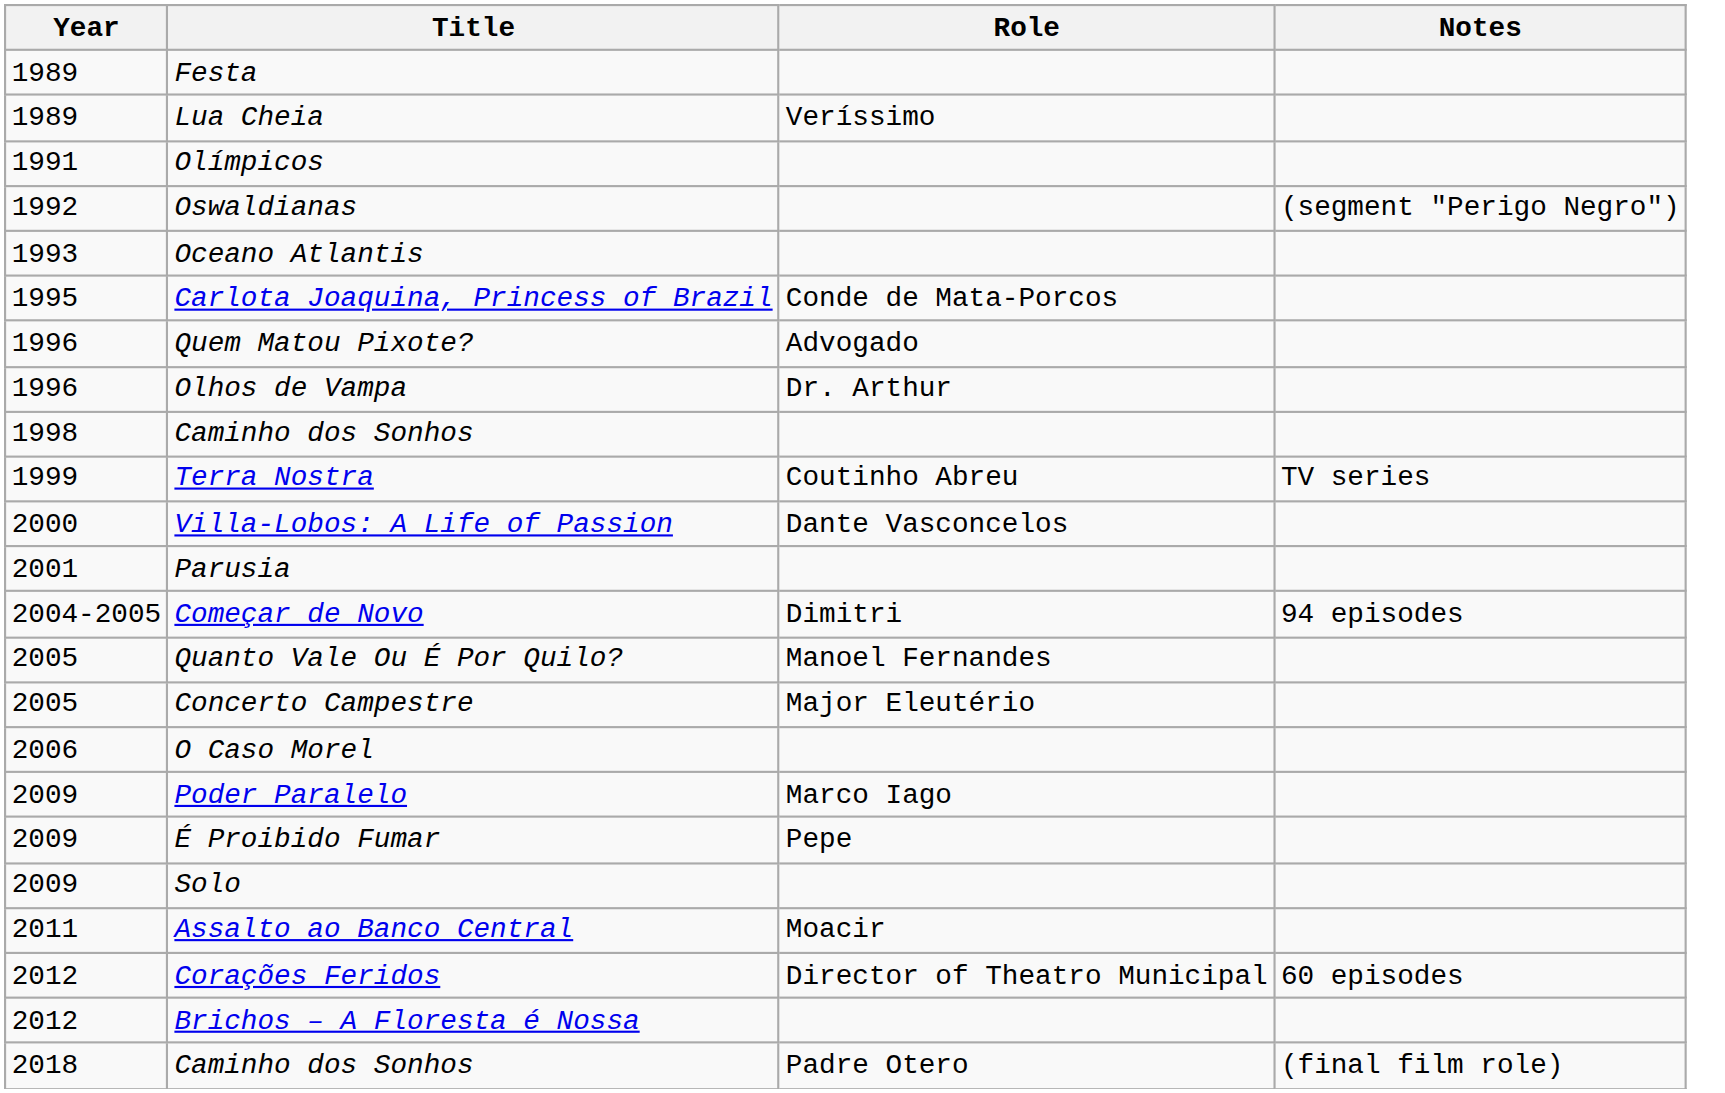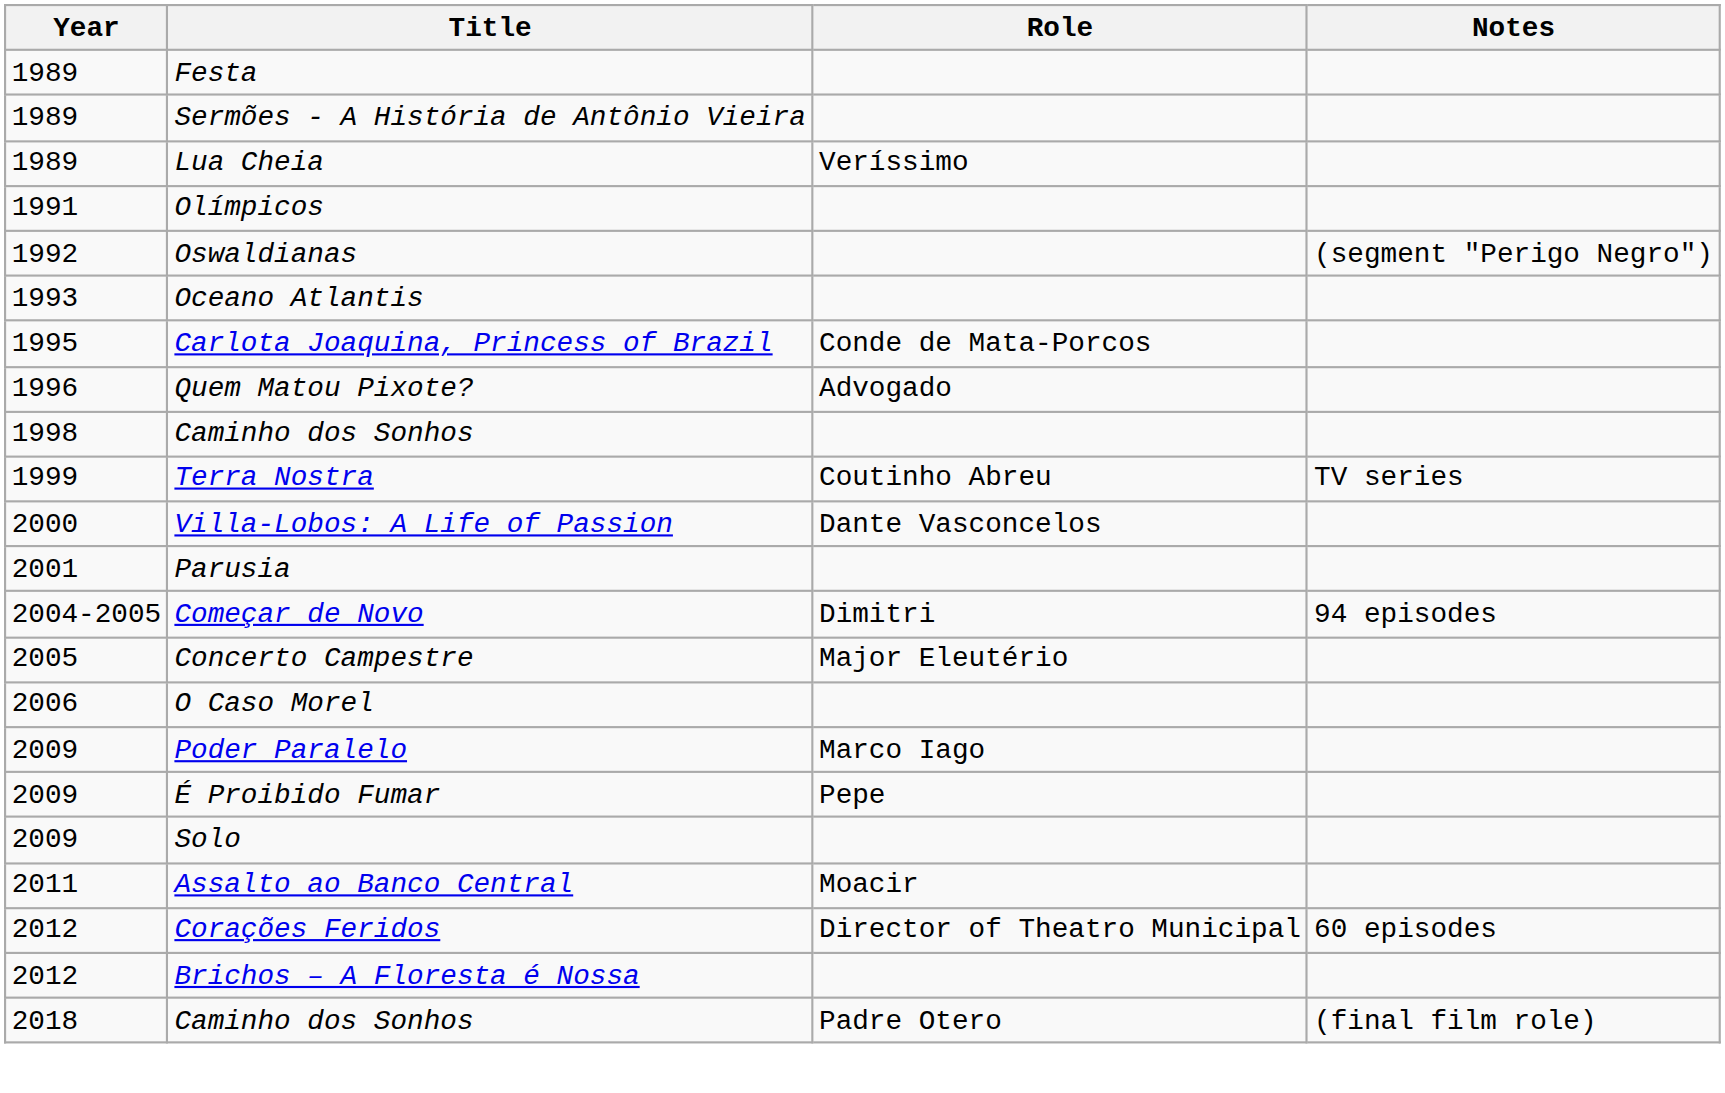+ row: (45, 118)
- row: (45, 389)
- row: (45, 659)
